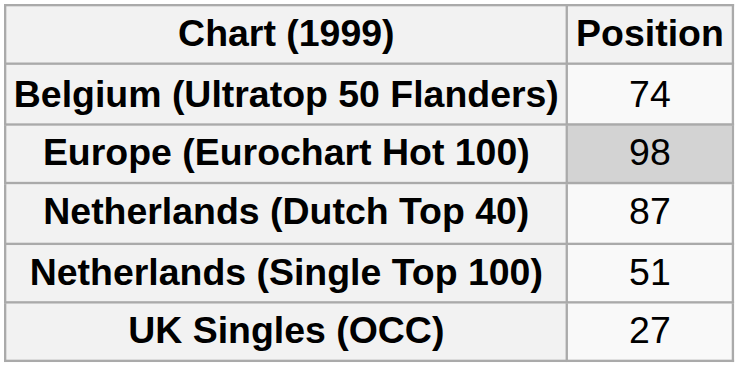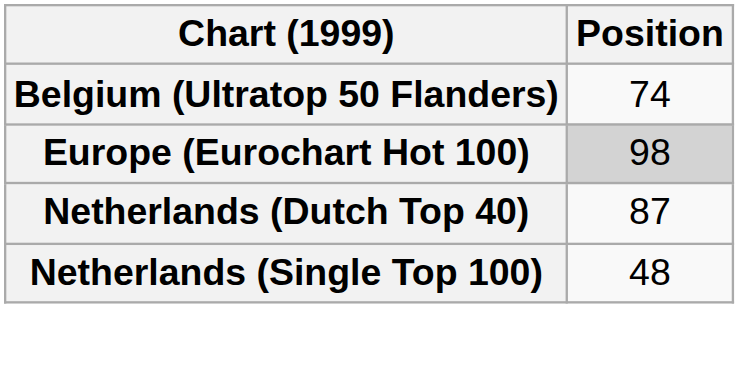(650, 271) 51 -> (650, 271) 48
- row: (286, 331)
